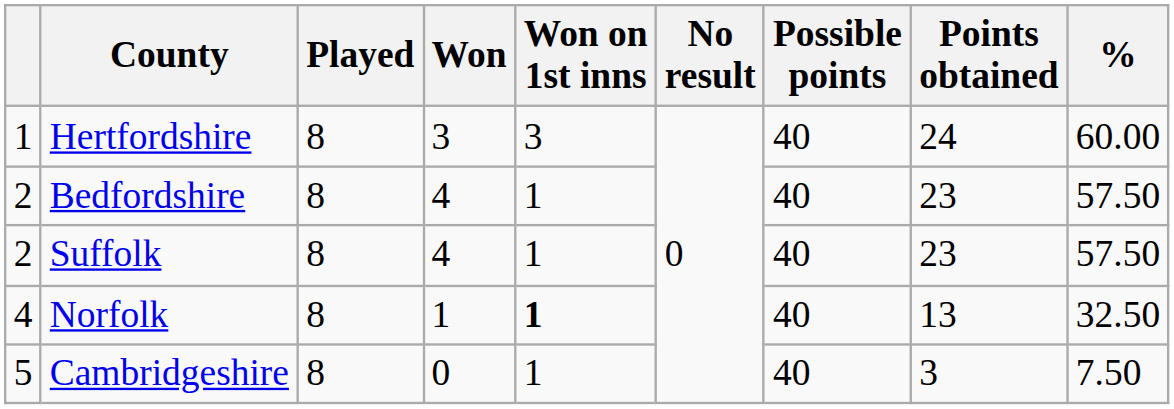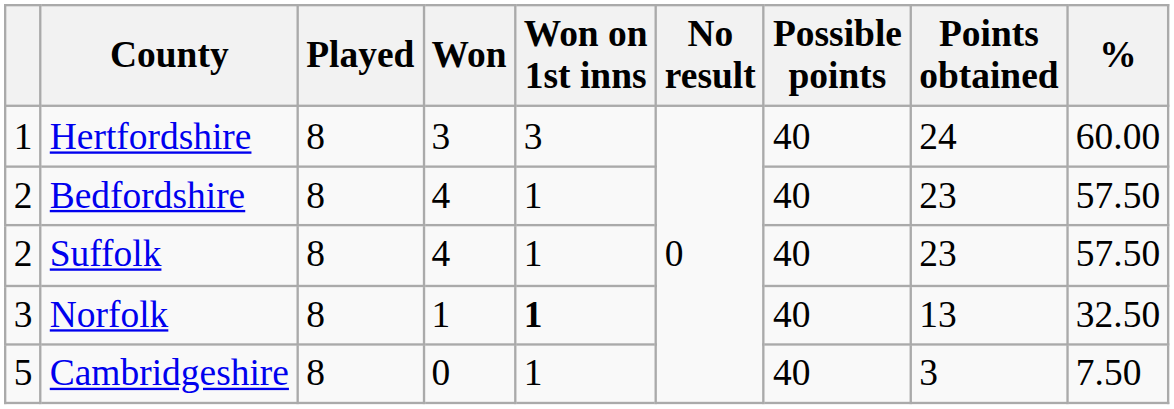(23, 313) 4 -> (23, 313) 3
